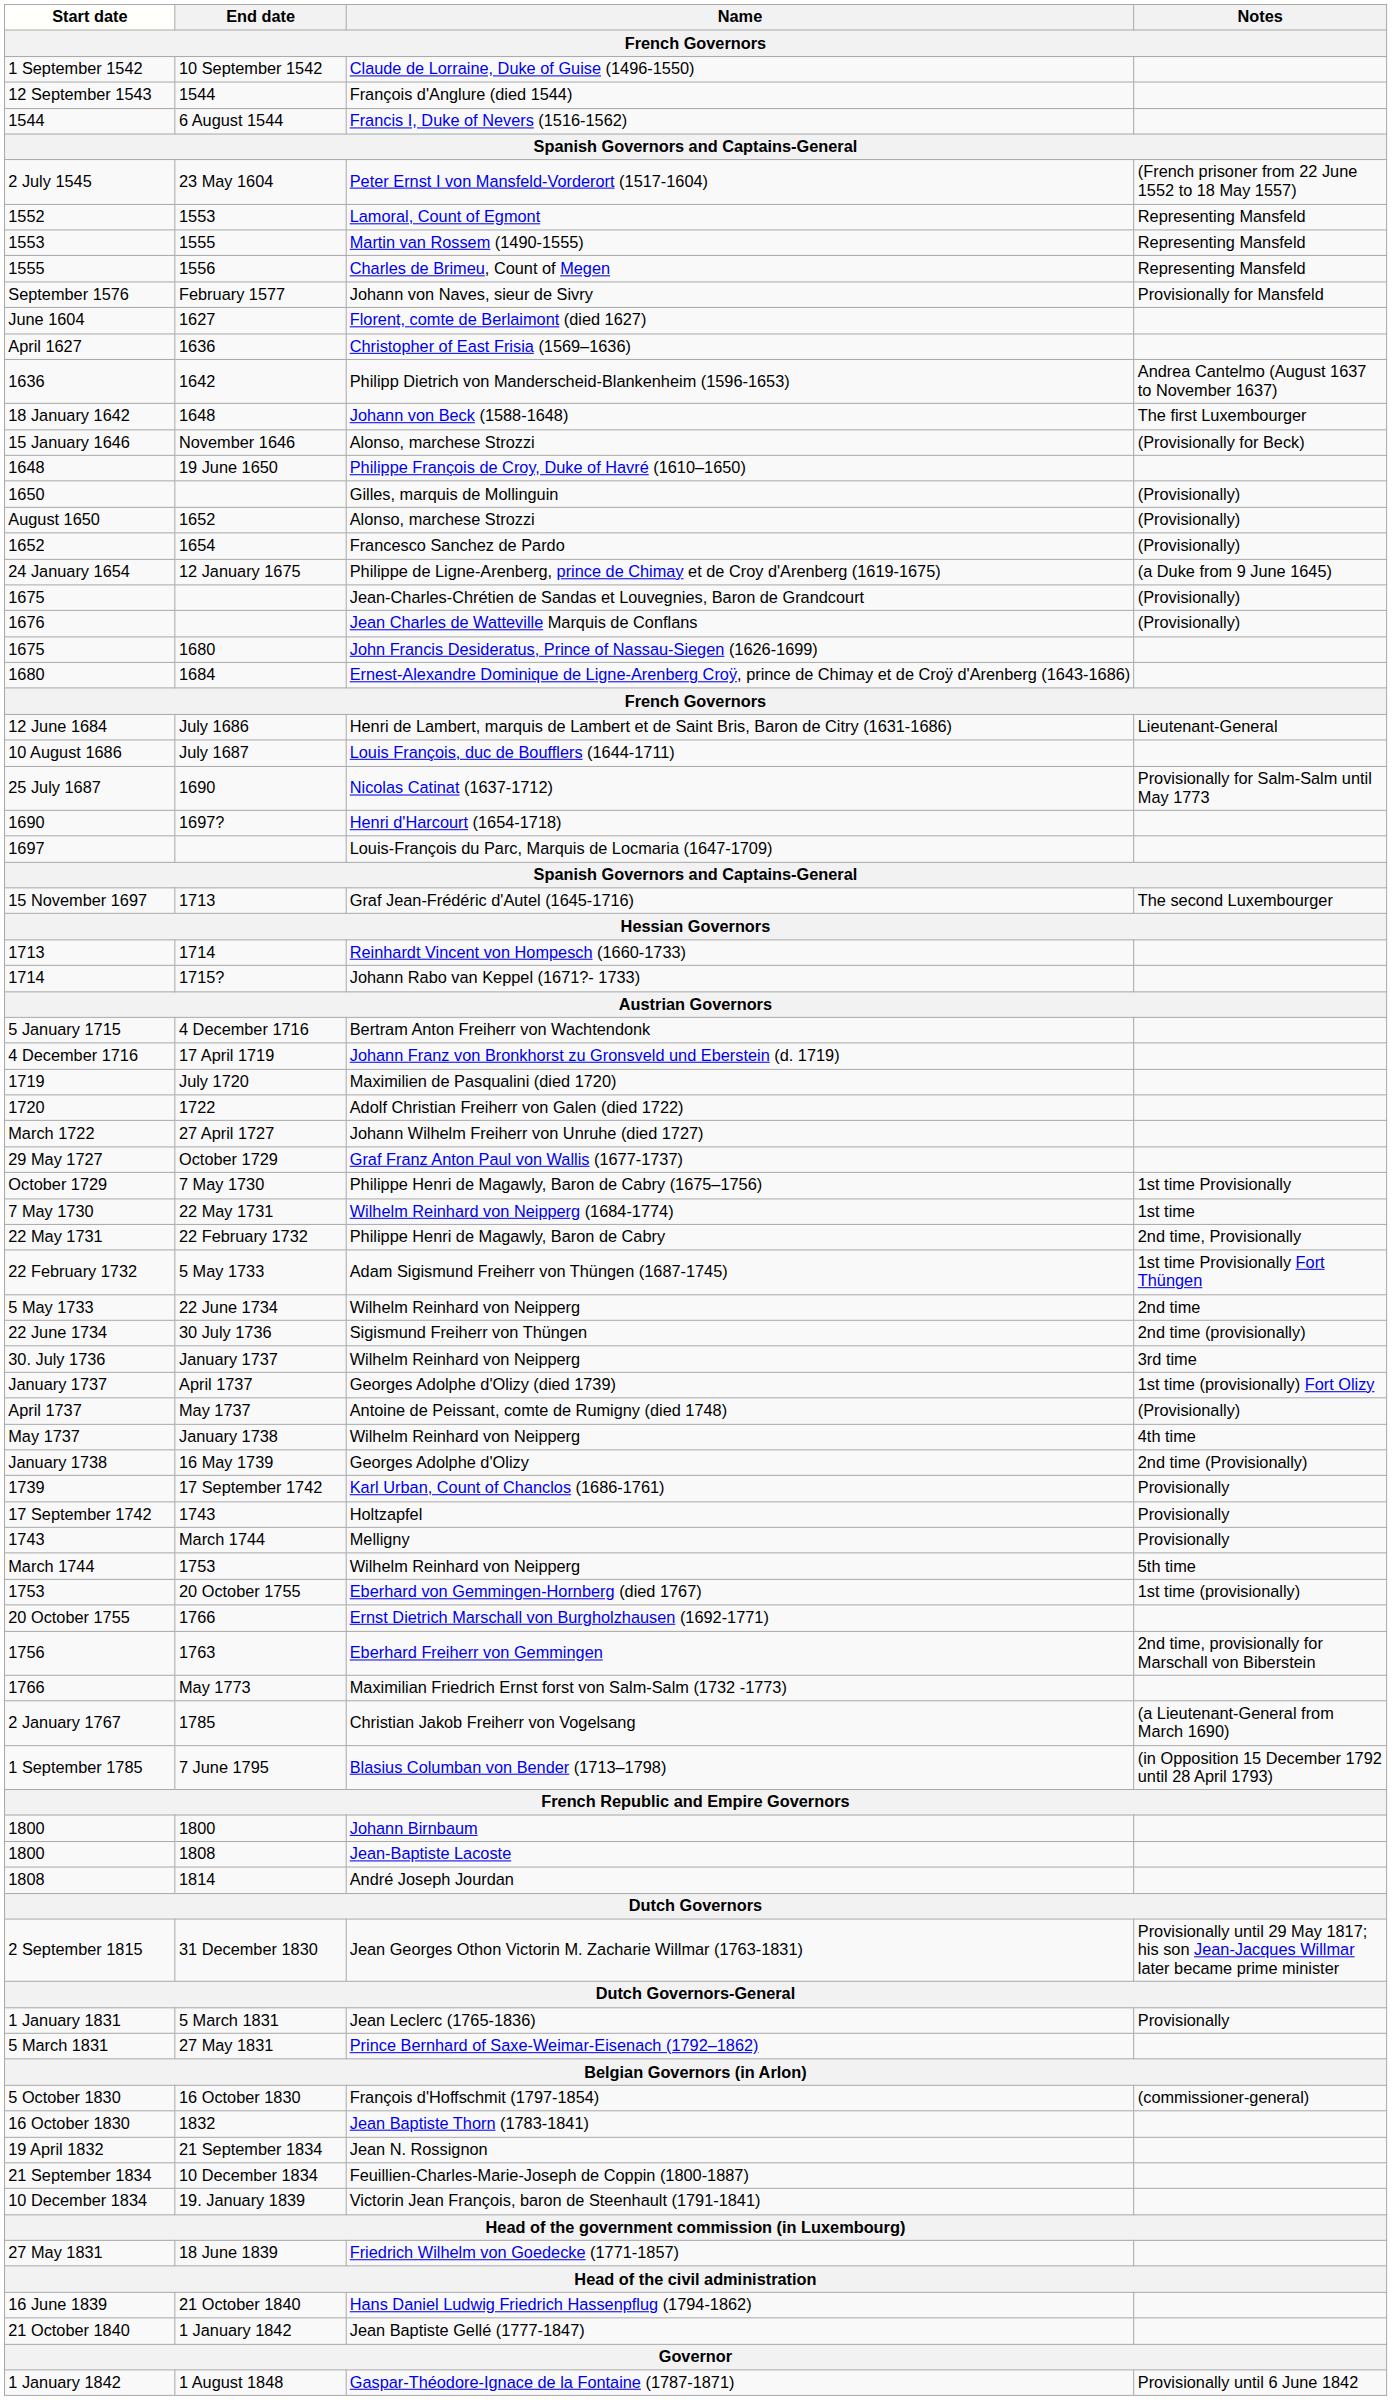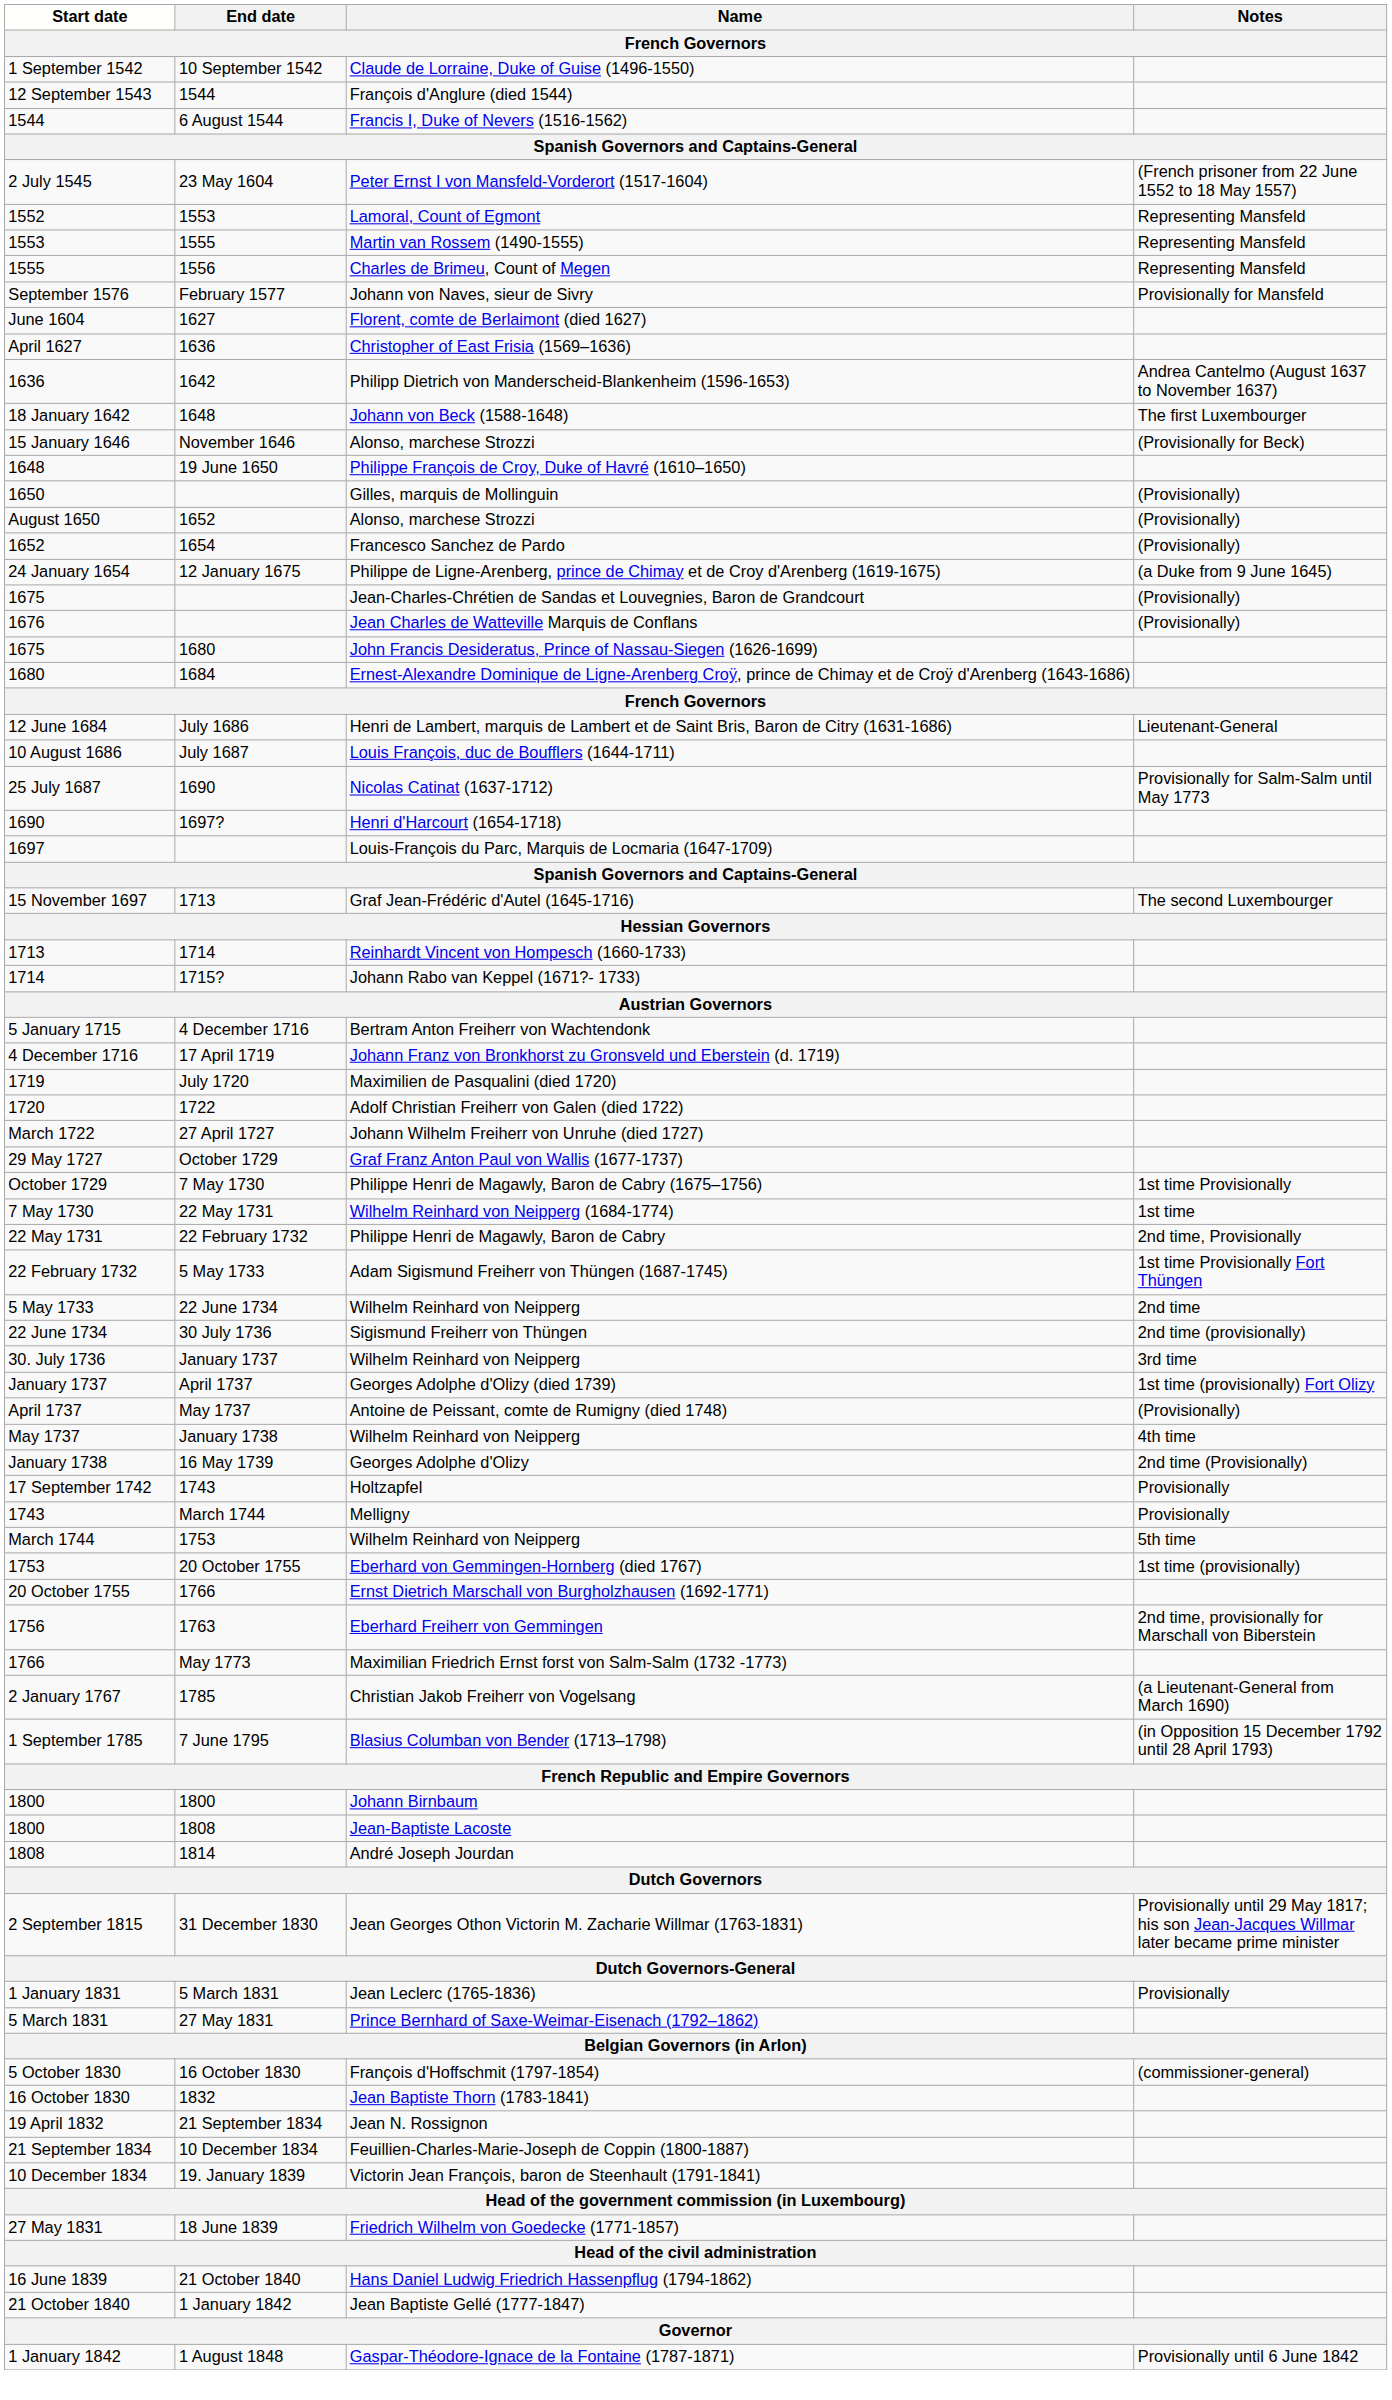- row: (26, 1488)
